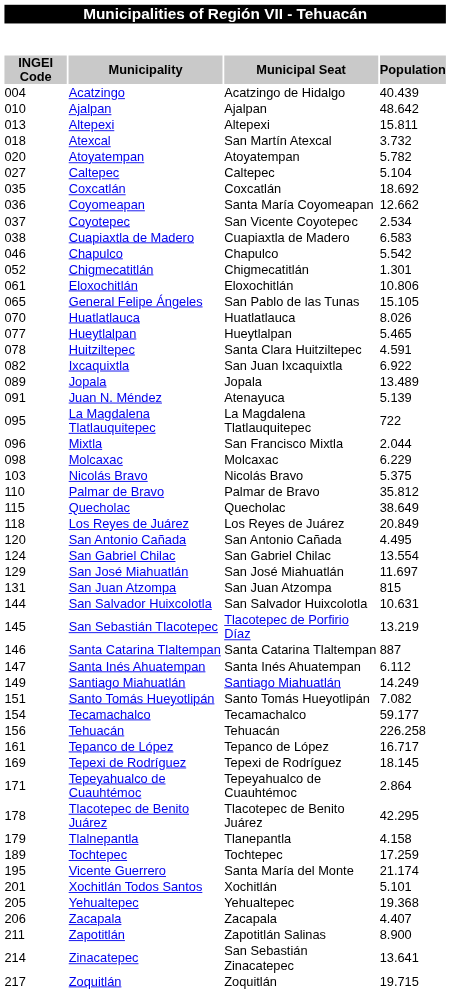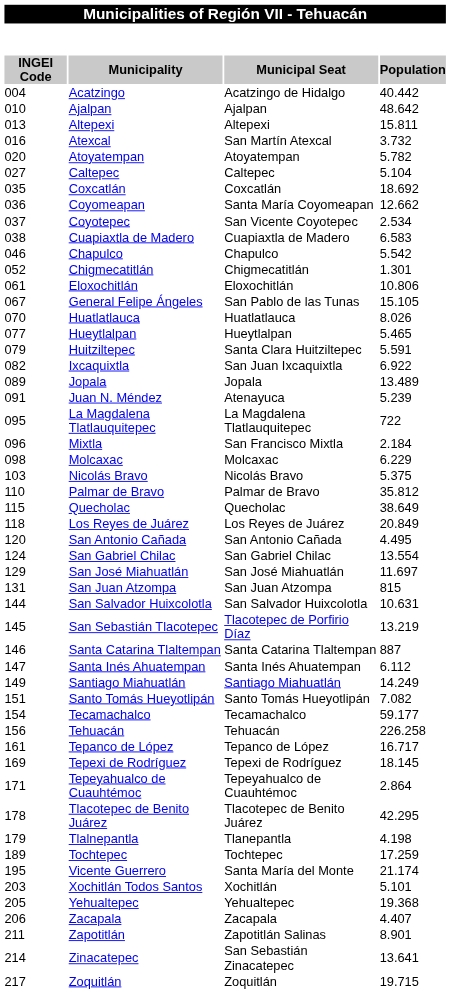(399, 93) 40.439 -> (399, 93) 40.442
(15, 141) 018 -> (15, 141) 016
(15, 301) 065 -> (15, 301) 067
(15, 349) 078 -> (15, 349) 079
(396, 349) 4.591 -> (396, 349) 5.591
(396, 397) 5.139 -> (396, 397) 5.239
(396, 444) 2.044 -> (396, 444) 2.184
(396, 839) 4.158 -> (396, 839) 4.198
(15, 887) 201 -> (15, 887) 203
(396, 935) 8.900 -> (396, 935) 8.901
